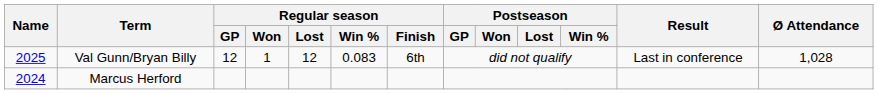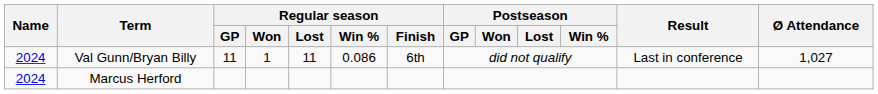(31, 58) 2025 -> (31, 58) 2024
(230, 58) 12 -> (230, 58) 11
(310, 58) 12 -> (310, 58) 11
(359, 58) 0.083 -> (359, 58) 0.086
(816, 58) 1,028 -> (816, 58) 1,027
